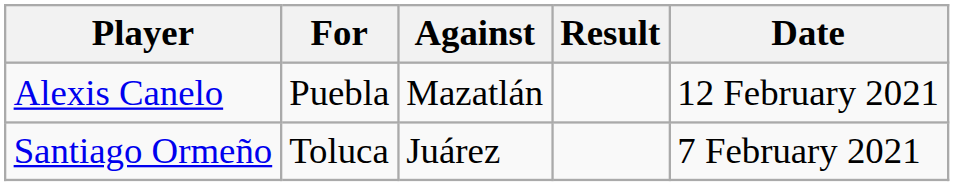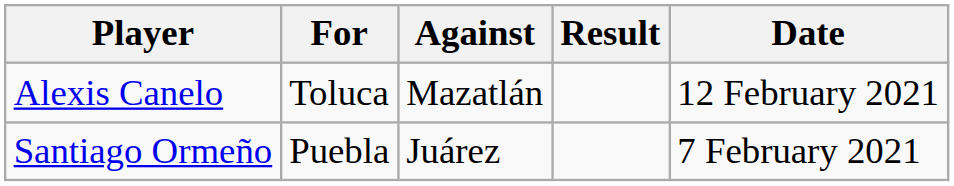(339, 92) Puebla -> (339, 92) Toluca
(339, 150) Toluca -> (339, 150) Puebla
